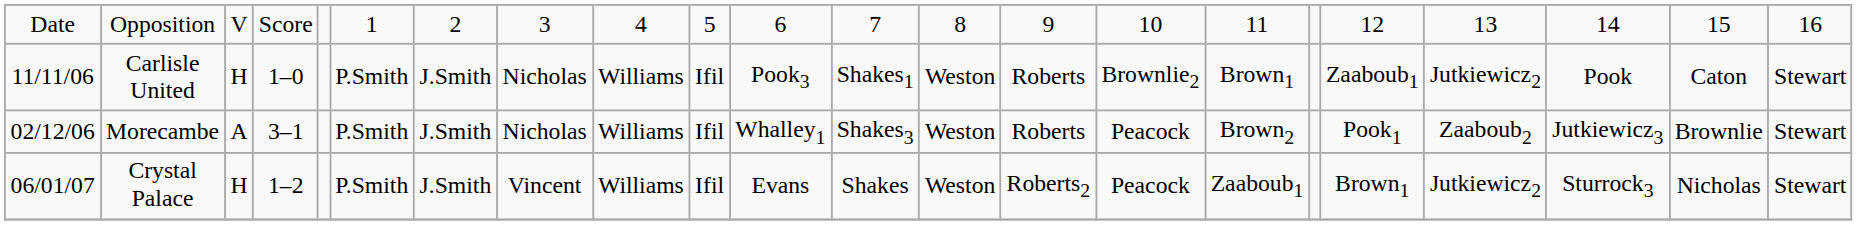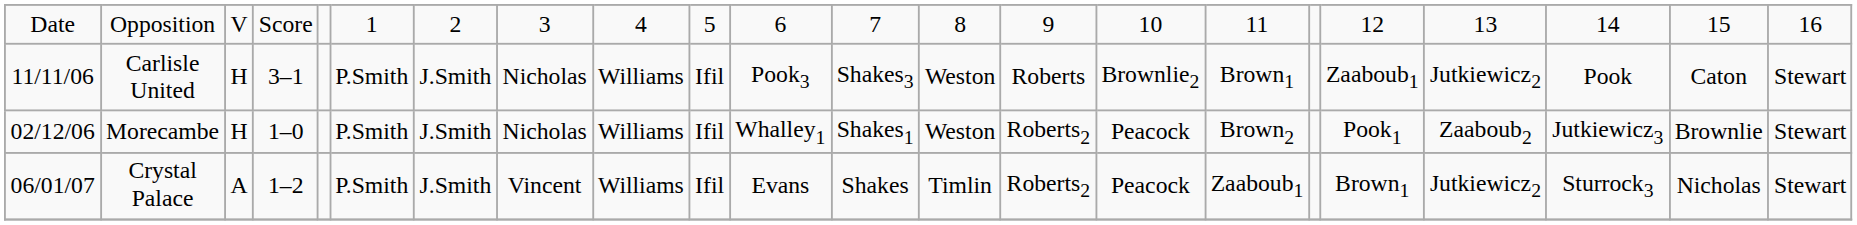(286, 76) 1–0 -> (286, 76) 3–1
(875, 77) Shakes1 -> (875, 77) Shakes3
(239, 131) A -> (239, 131) H
(286, 131) 3–1 -> (286, 131) 1–0
(875, 131) Shakes3 -> (875, 131) Shakes1
(1048, 131) Roberts -> (1048, 131) Roberts2
(239, 185) H -> (239, 185) A
(960, 185) Weston -> (960, 185) Timlin
